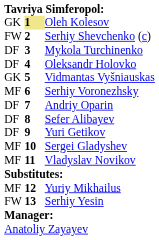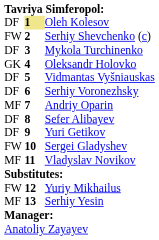(13, 22) GK -> (12, 22) DF
(12, 64) DF -> (13, 64) GK
(13, 77) GK -> (12, 77) DF
(13, 91) MF -> (12, 91) DF
(12, 105) DF -> (13, 105) MF
(13, 146) MF -> (13, 146) FW
(13, 187) MF -> (13, 187) FW
(13, 201) FW -> (13, 201) MF
